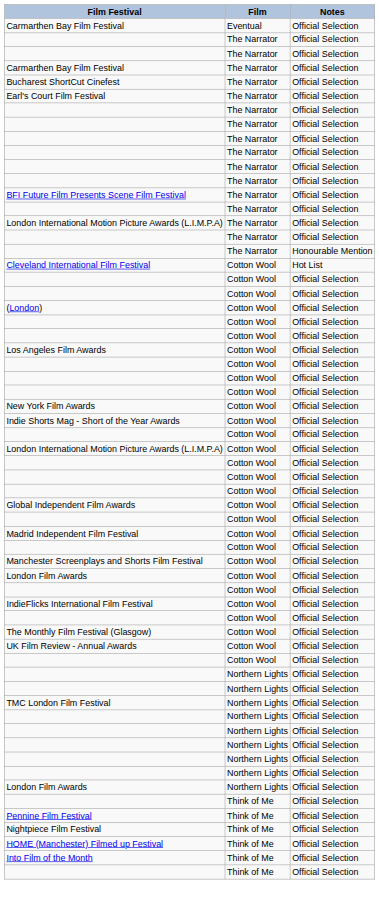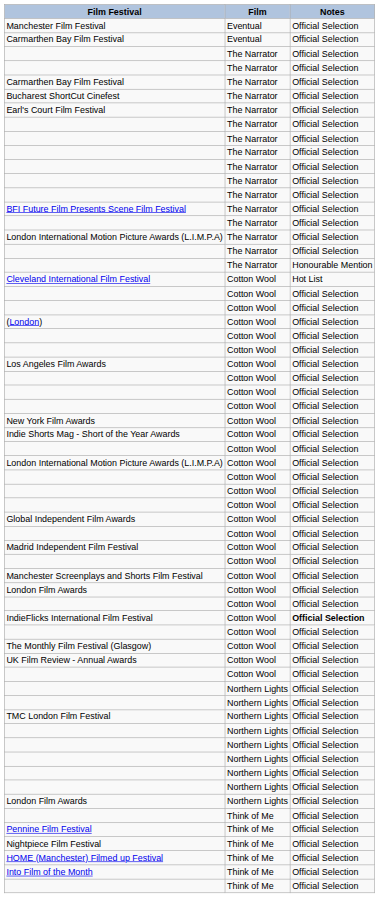+ row: (56, 26)
(325, 604) normal -> (328, 618) bold
